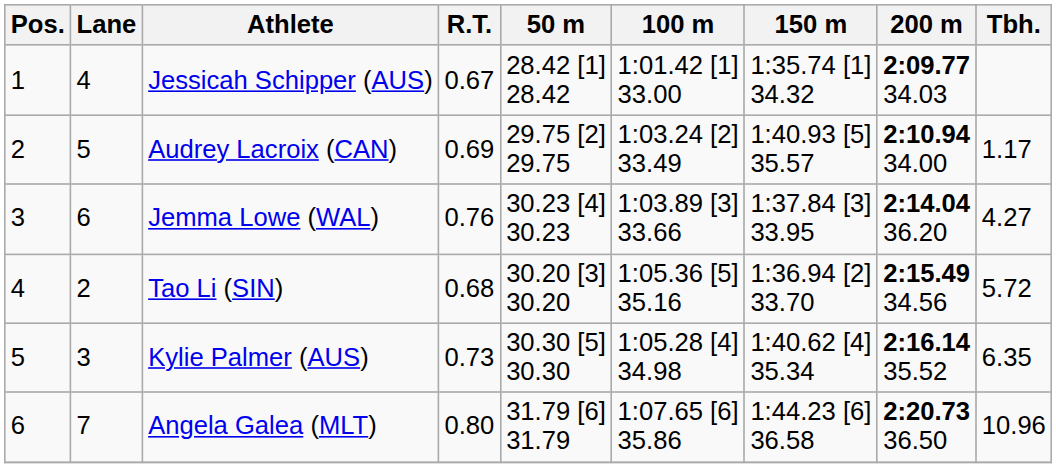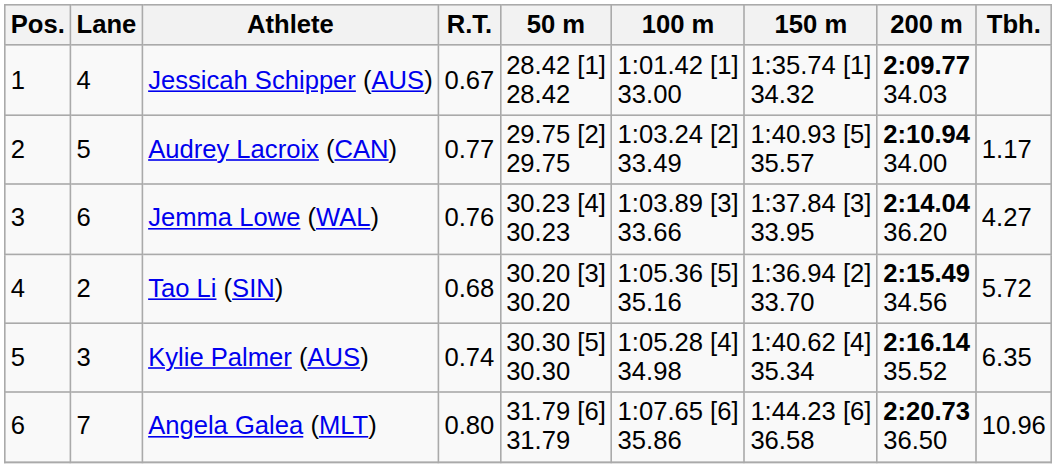(469, 149) 0.69 -> (469, 149) 0.77
(469, 357) 0.73 -> (469, 357) 0.74
